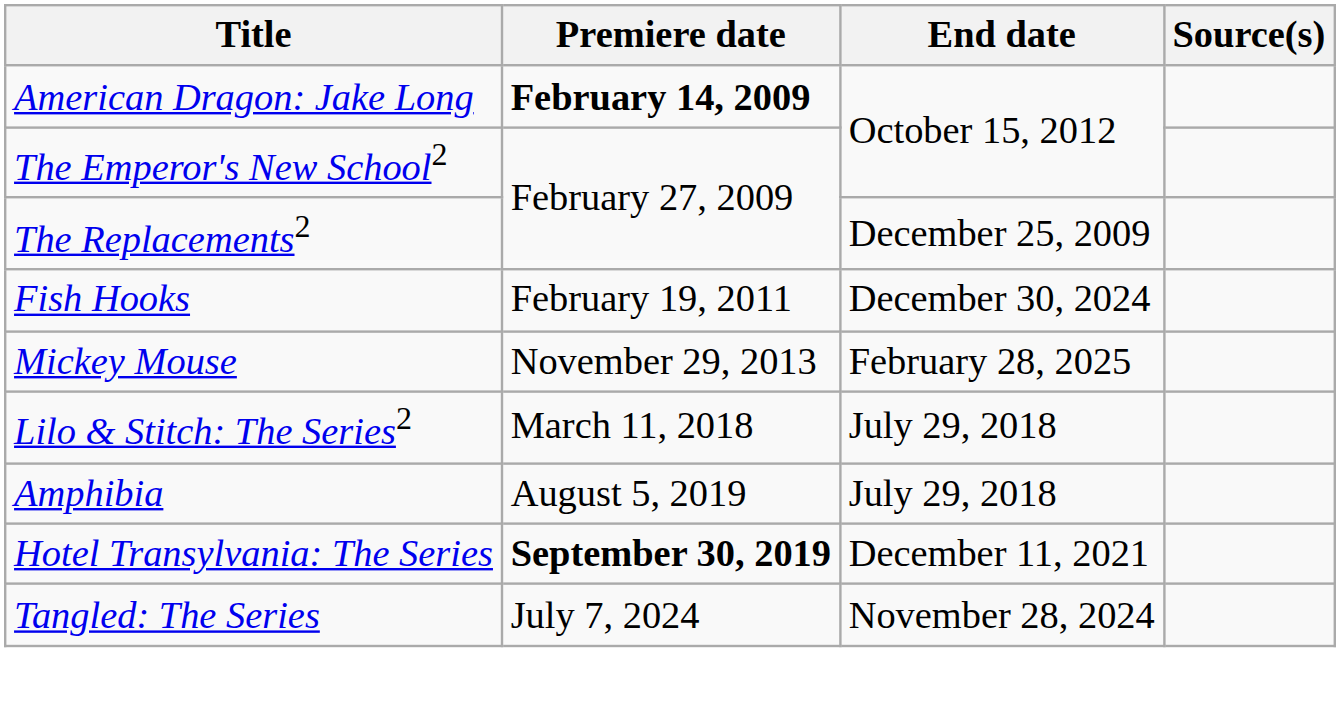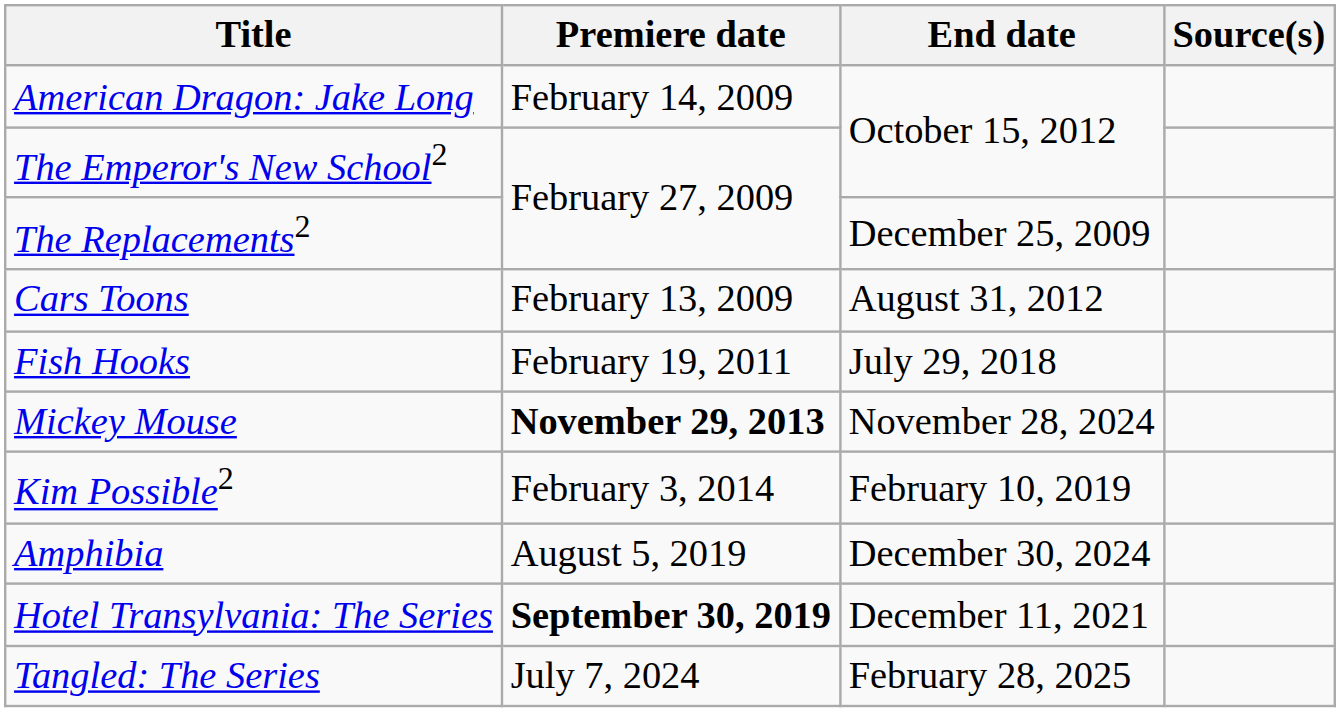(661, 95) bold -> (652, 95) normal
+ row: (101, 299)
(1000, 299) December 30, 2024 -> (953, 360) July 29, 2018
(664, 360) normal -> (668, 421) bold
(990, 360) February 28, 2025 -> (1002, 421) November 28, 2024
+ row: (124, 487)
- row: (213, 426)
(953, 492) July 29, 2018 -> (1000, 553) December 30, 2024
(1002, 614) November 28, 2024 -> (990, 675) February 28, 2025
